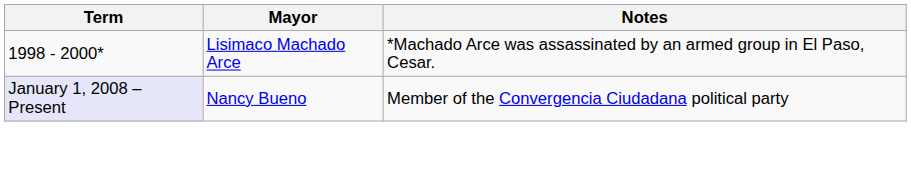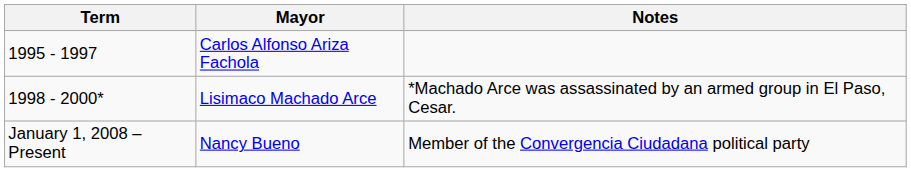+ row: (274, 53)
(75, 98) lavender background -> (75, 143) no background
